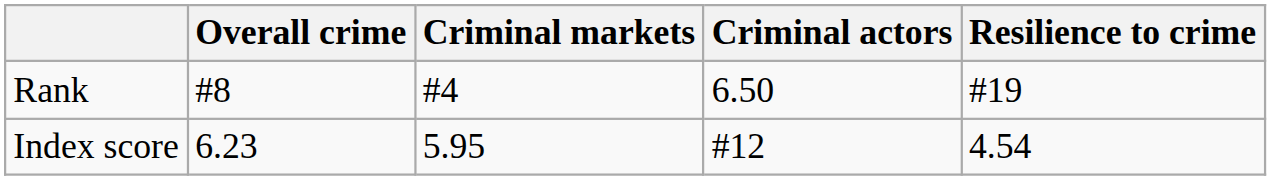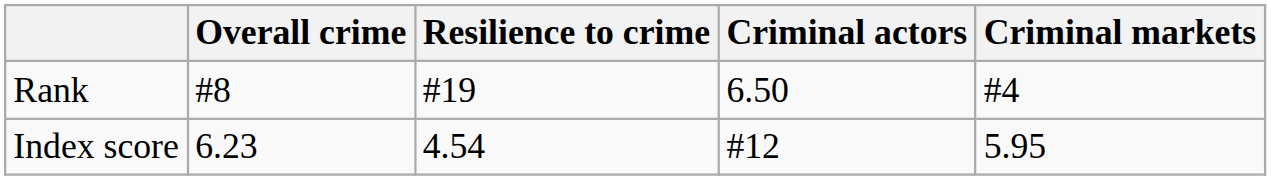columns swapped: (559, 32) <-> (1113, 32)
